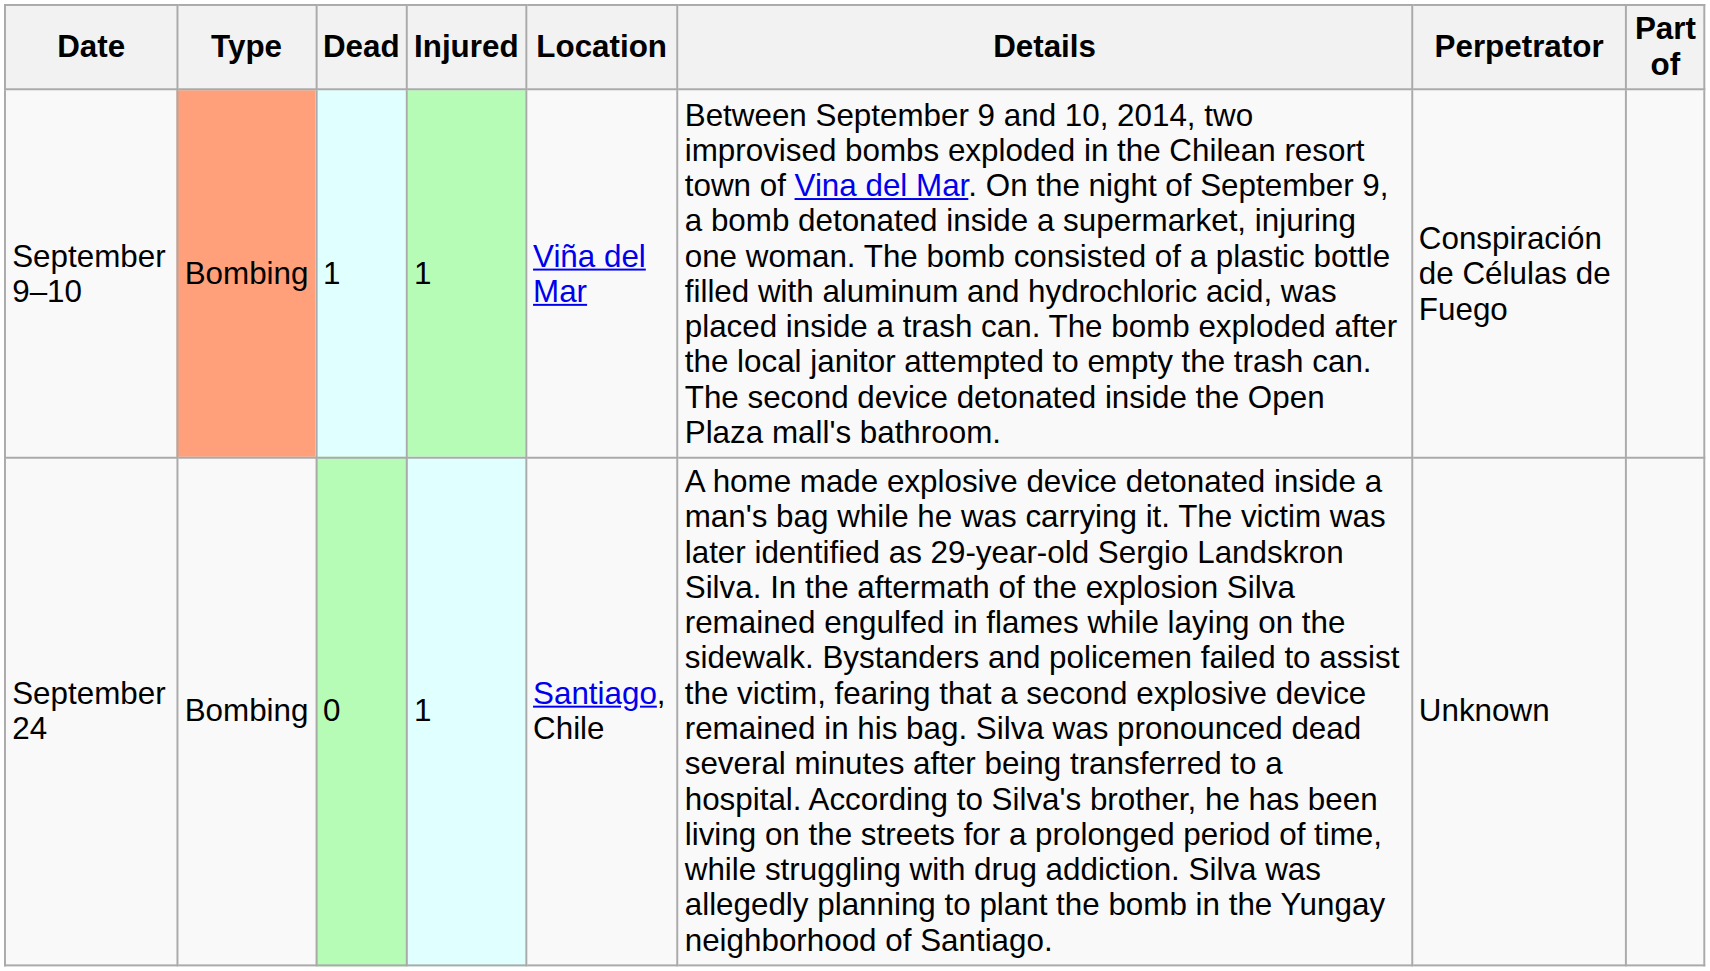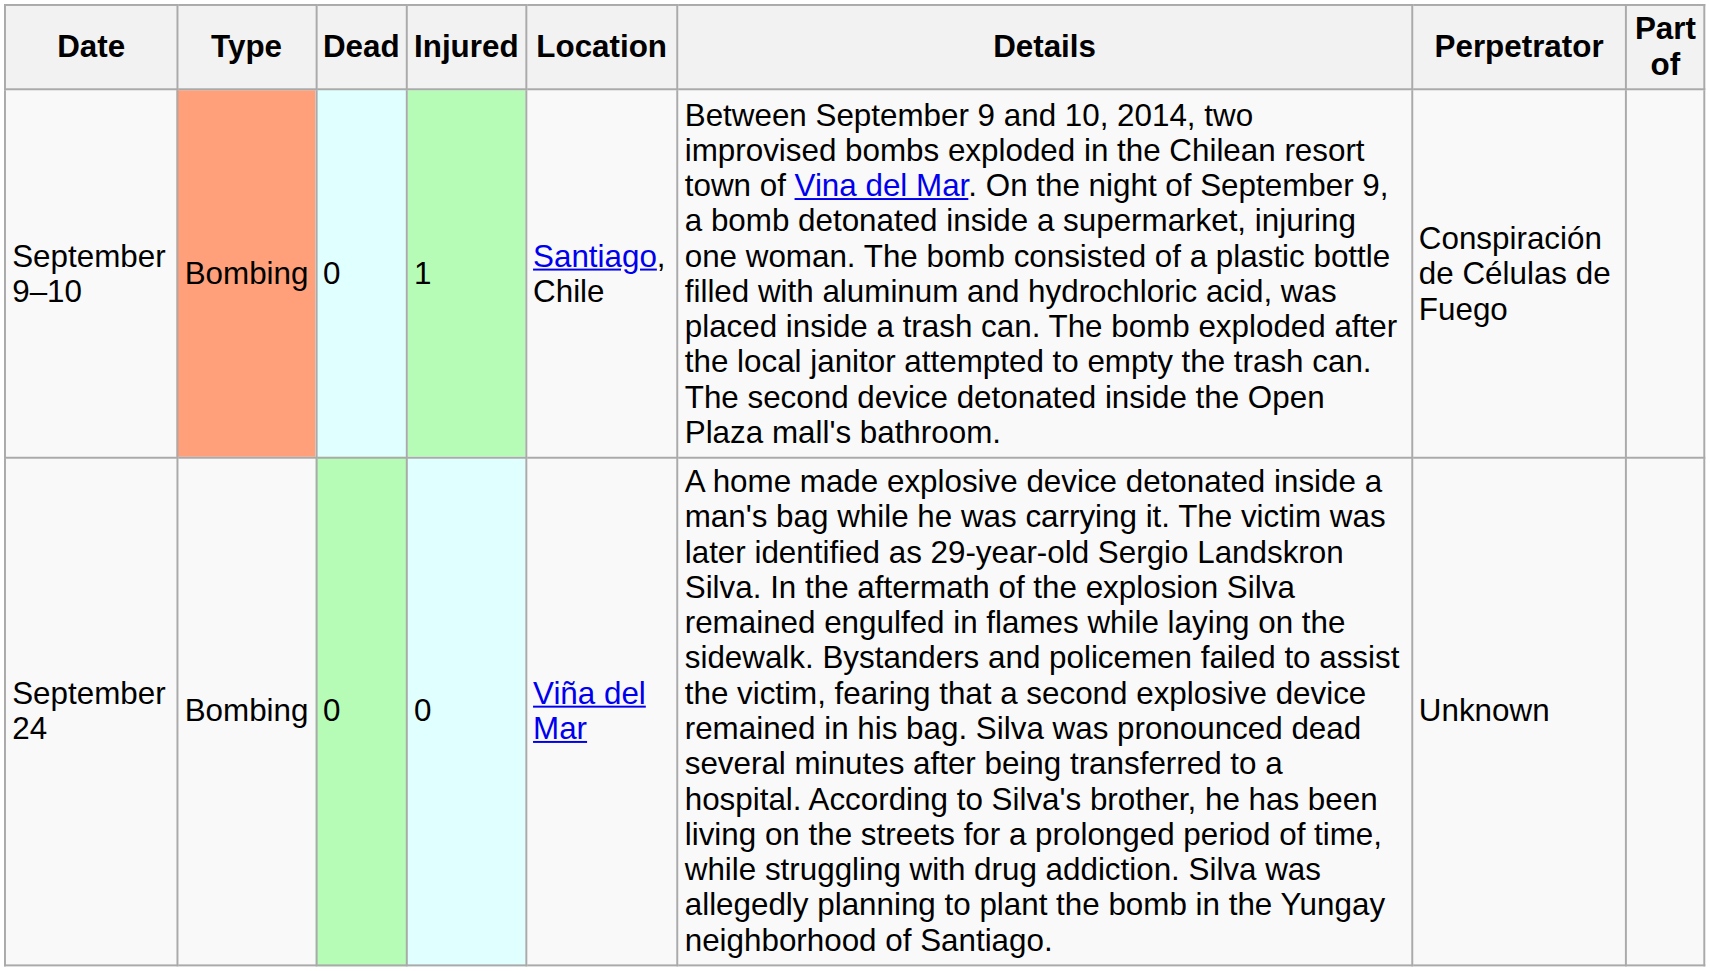(332, 273) 1 -> (332, 273) 0
(589, 273) Viña del Mar -> (599, 273) Santiago, Chile
(423, 710) 1 -> (423, 710) 0
(599, 710) Santiago, Chile -> (589, 710) Viña del Mar
